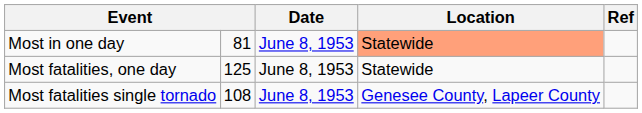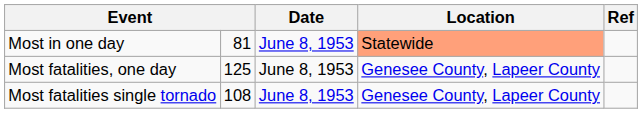(397, 70) Statewide -> (481, 70) Genesee County, Lapeer County
